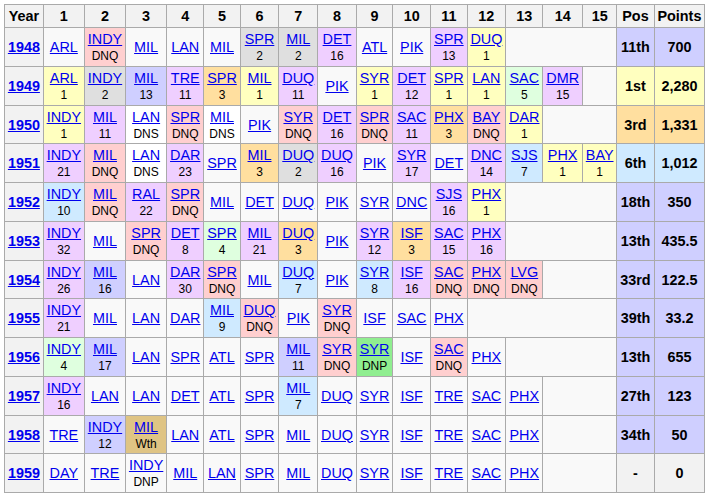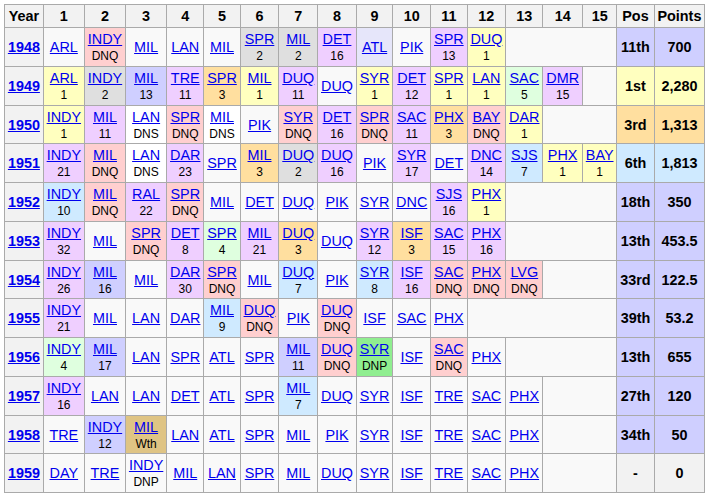(375, 47) no background -> (375, 47) lavender background
(337, 86) PIK -> (337, 86) DUQ
(679, 125) 1,331 -> (679, 125) 1,313
(679, 163) 1,012 -> (679, 163) 1,813
(337, 241) PIK -> (337, 241) DUQ
(679, 241) 435.5 -> (679, 241) 453.5
(146, 280) LAN -> (146, 280) MIL
(337, 318) SYR DNQ -> (337, 318) DUQ DNQ
(679, 318) 33.2 -> (679, 318) 53.2
(337, 357) SYR DNQ -> (337, 357) DUQ DNQ
(679, 396) 123 -> (679, 396) 120
(337, 435) DUQ -> (337, 435) PIK
